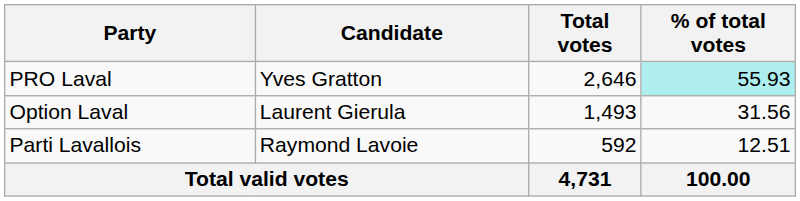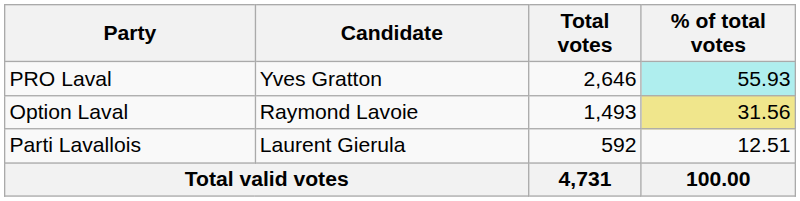(333, 111) Laurent Gierula -> (339, 111) Raymond Lavoie
(764, 111) no background -> (764, 111) khaki background
(339, 145) Raymond Lavoie -> (333, 145) Laurent Gierula
